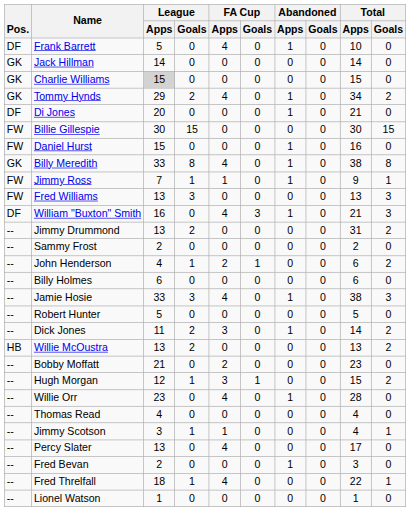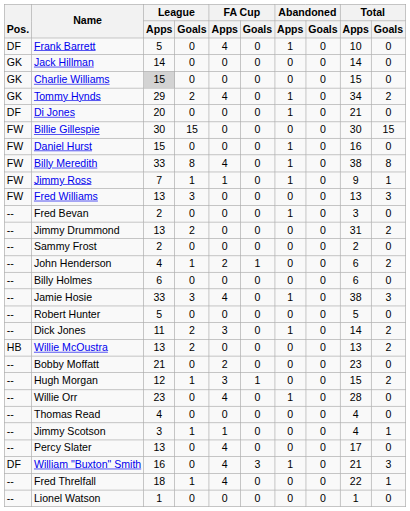(14, 163) GK -> (15, 163) FW
rows swapped: (61, 465) <-> (88, 213)
